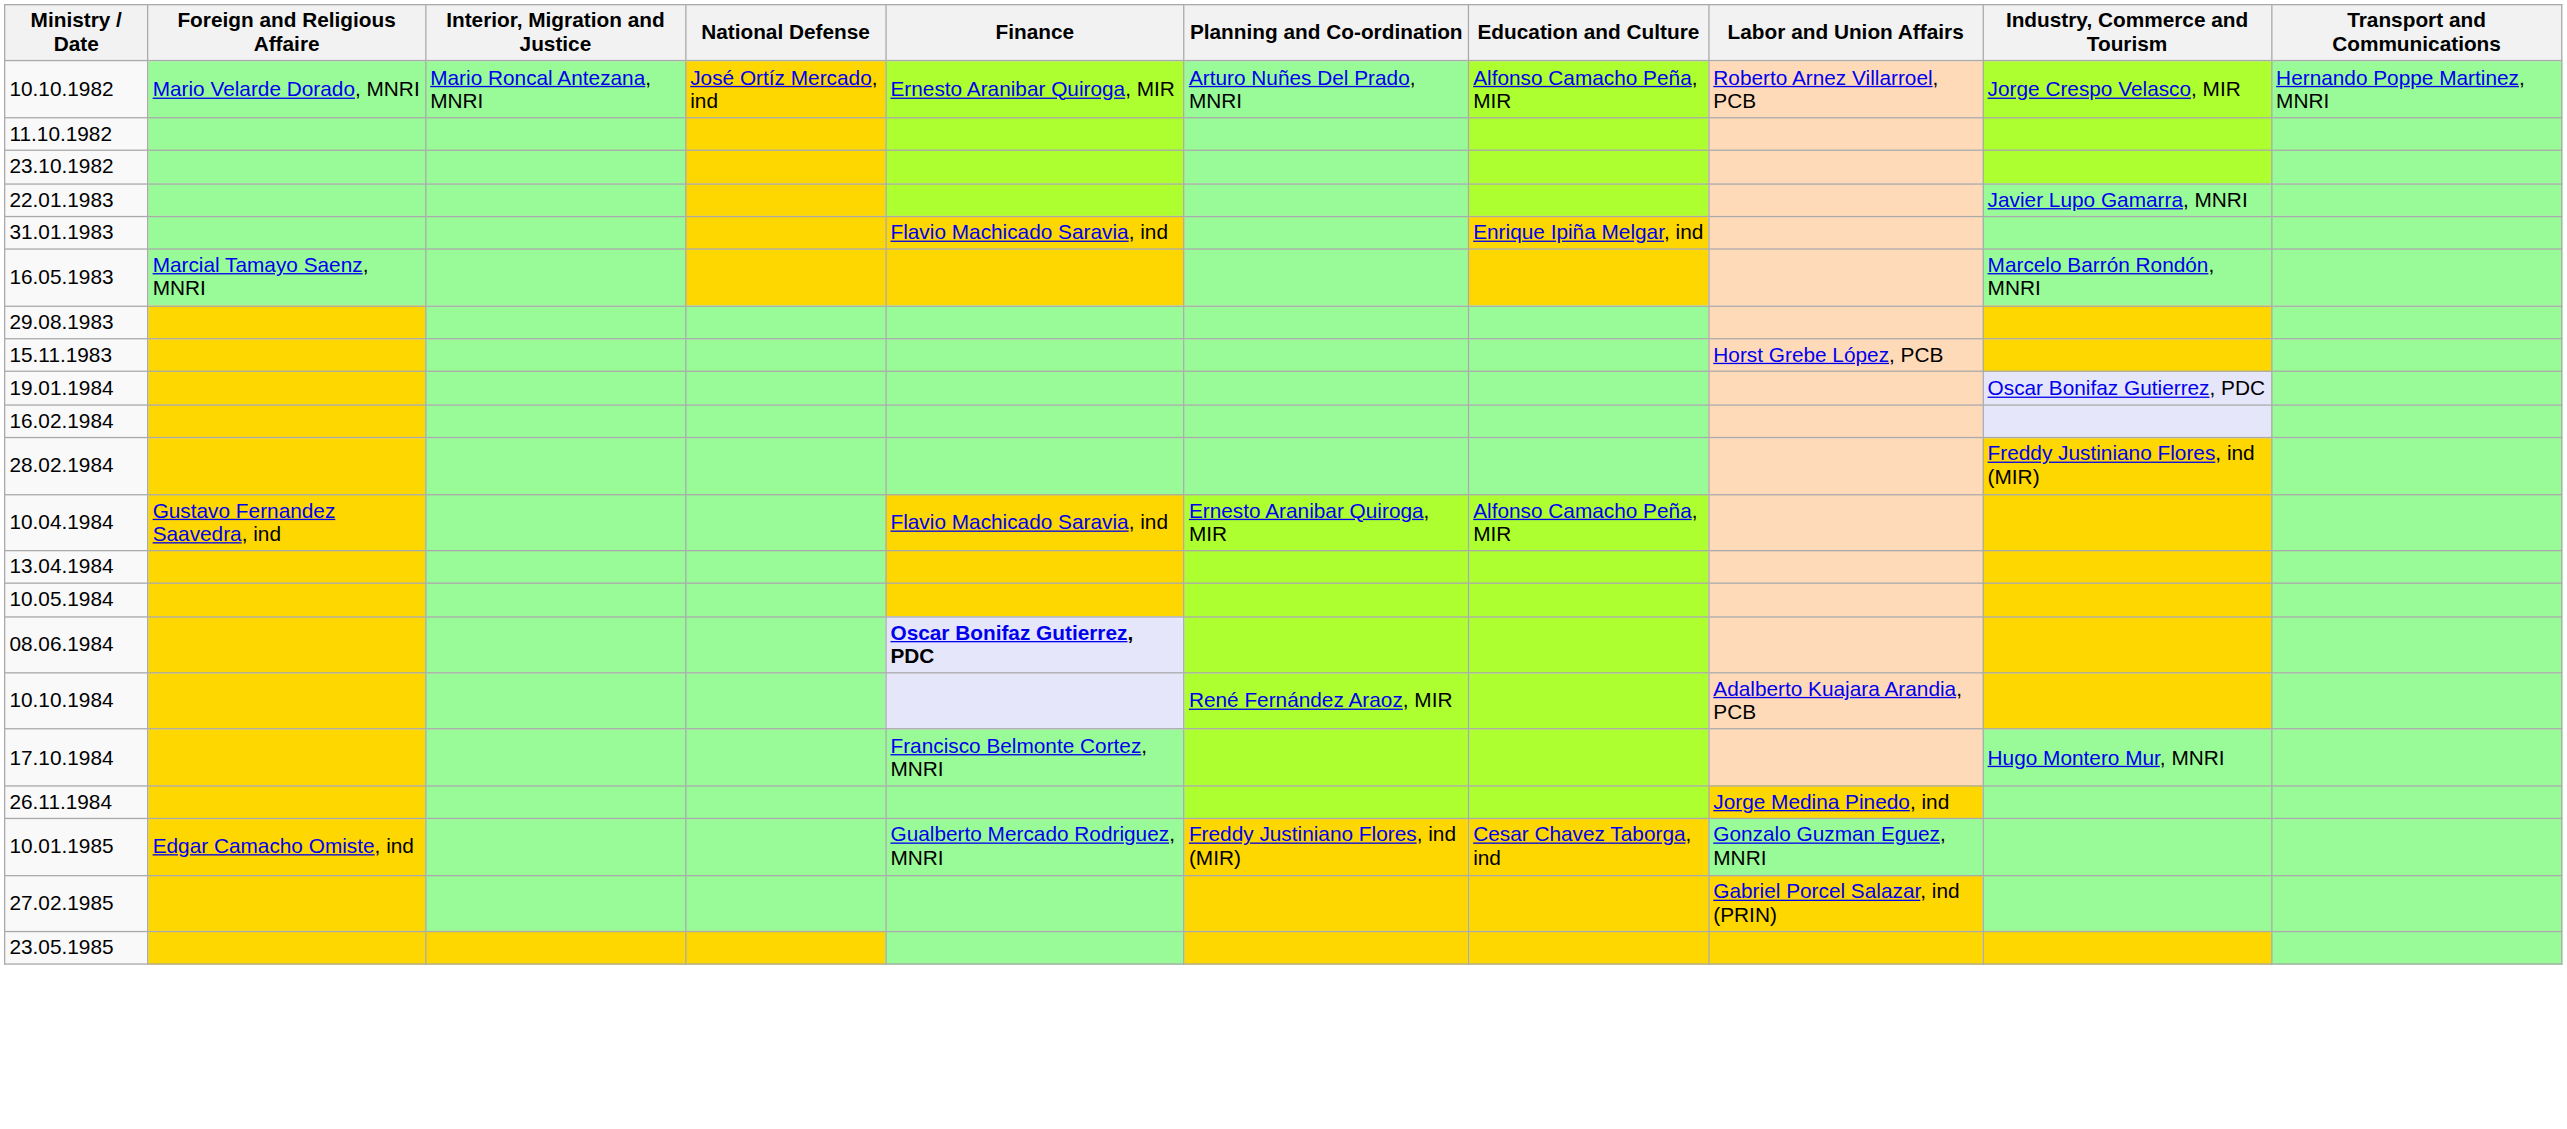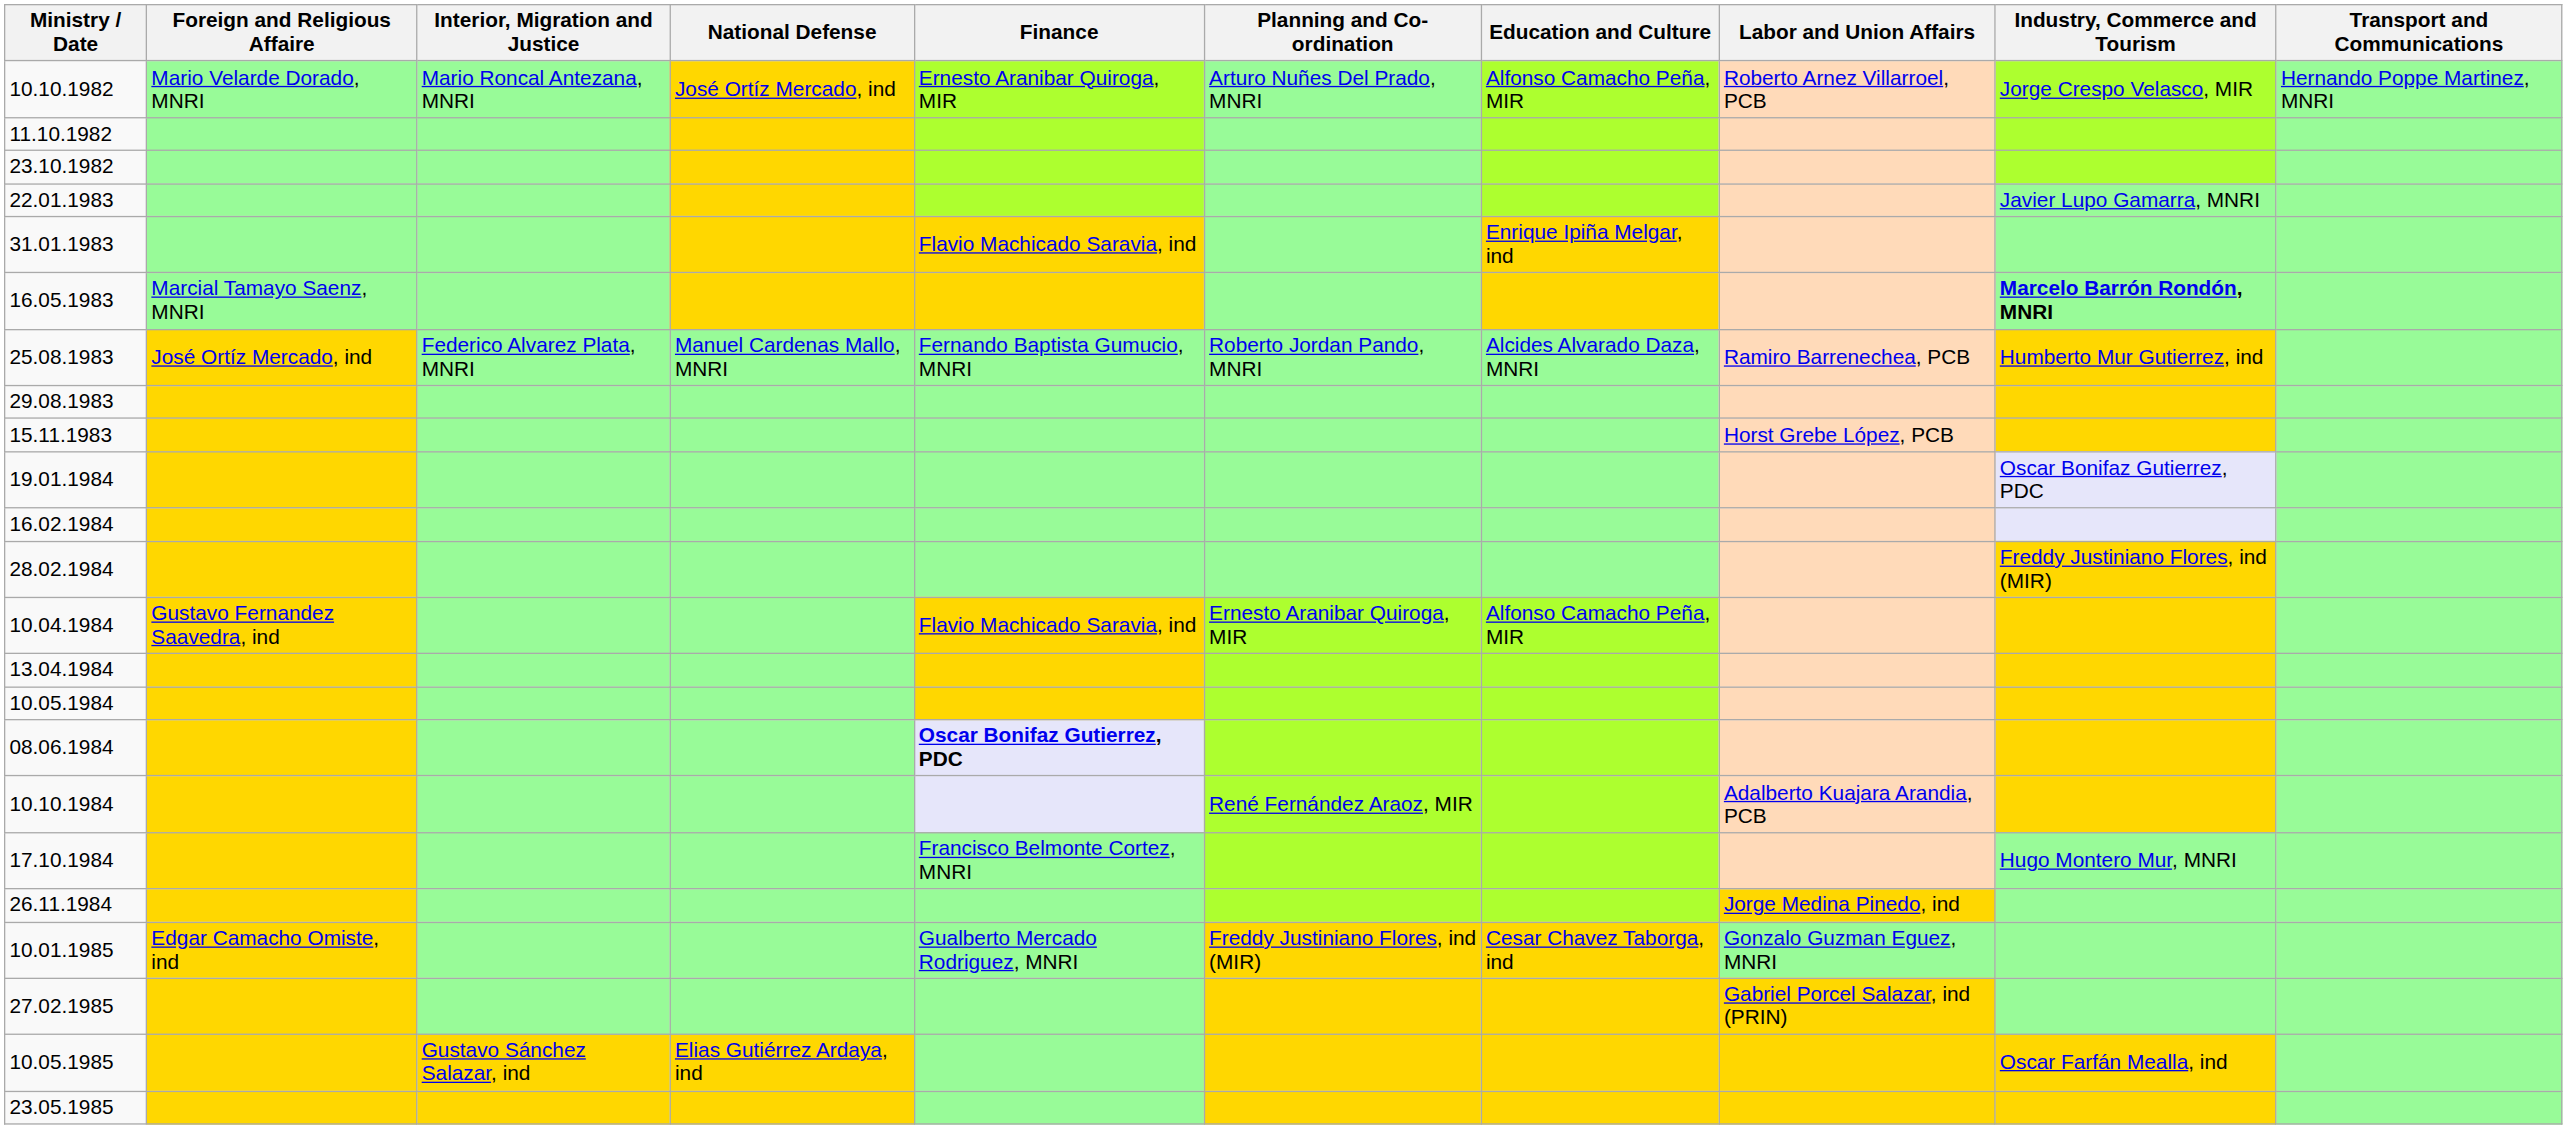(2101, 277) normal -> (2121, 300) bold
+ row: (61, 357)
+ row: (61, 1062)
